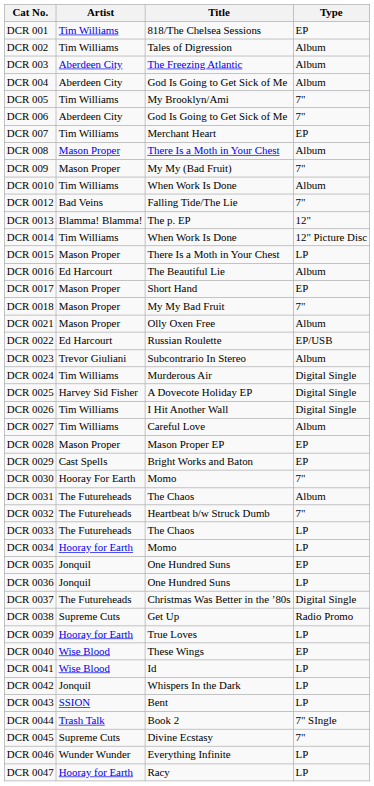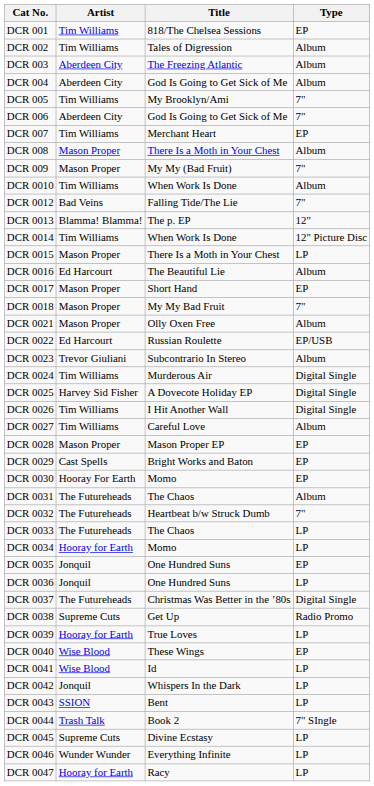(300, 479) 7" -> (302, 479) EP
(300, 737) 7" -> (302, 737) LP
